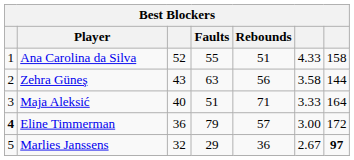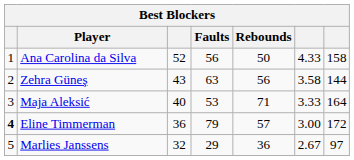(212, 58) 55 -> (212, 58) 56
(264, 58) 51 -> (264, 58) 50
(212, 102) 51 -> (212, 102) 53
(337, 145) bold -> (337, 145) normal
